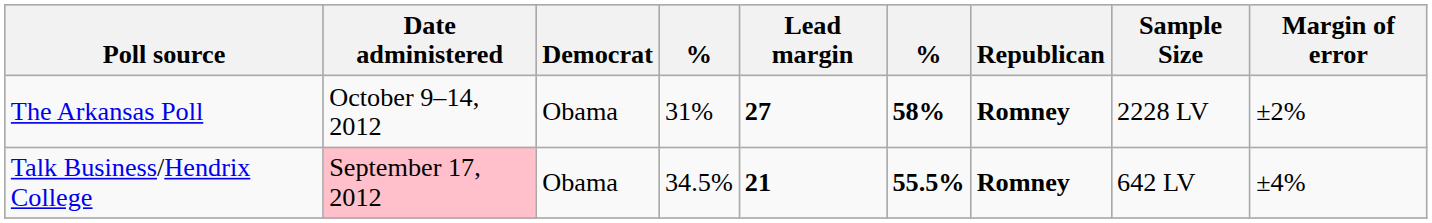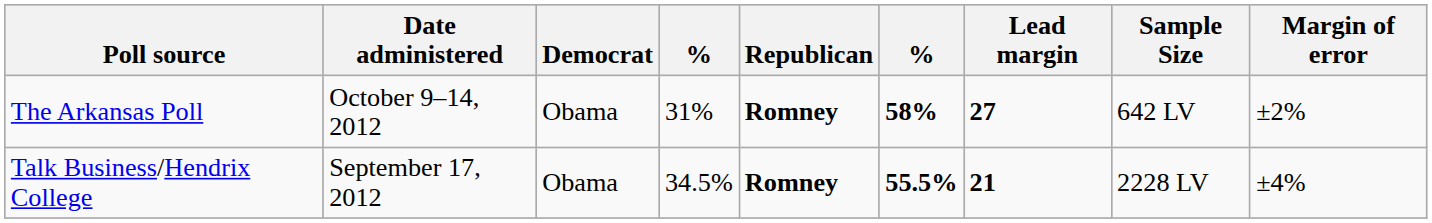columns swapped: (1041, 54) <-> (813, 40)
(1163, 111) 2228 LV -> (1156, 111) 642 LV
(405, 182) pink background -> (405, 182) no background
(1156, 182) 642 LV -> (1163, 182) 2228 LV
